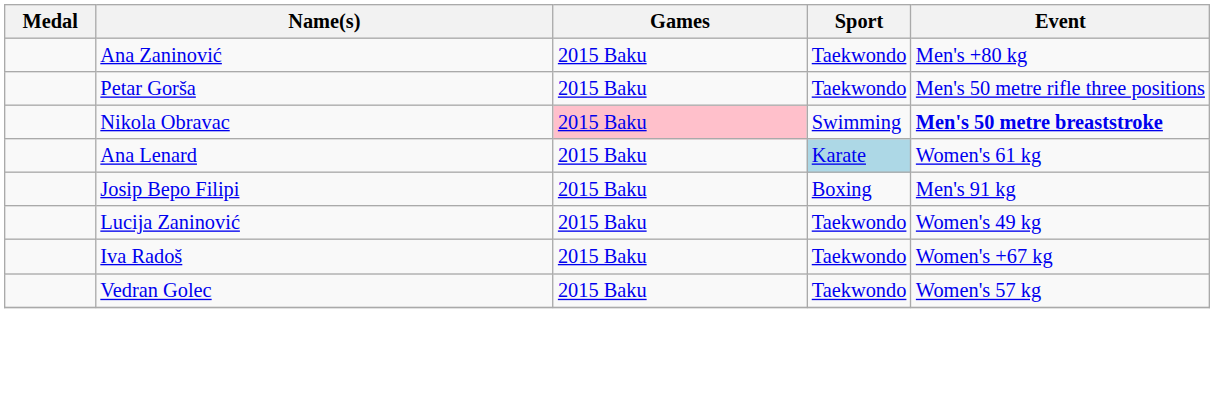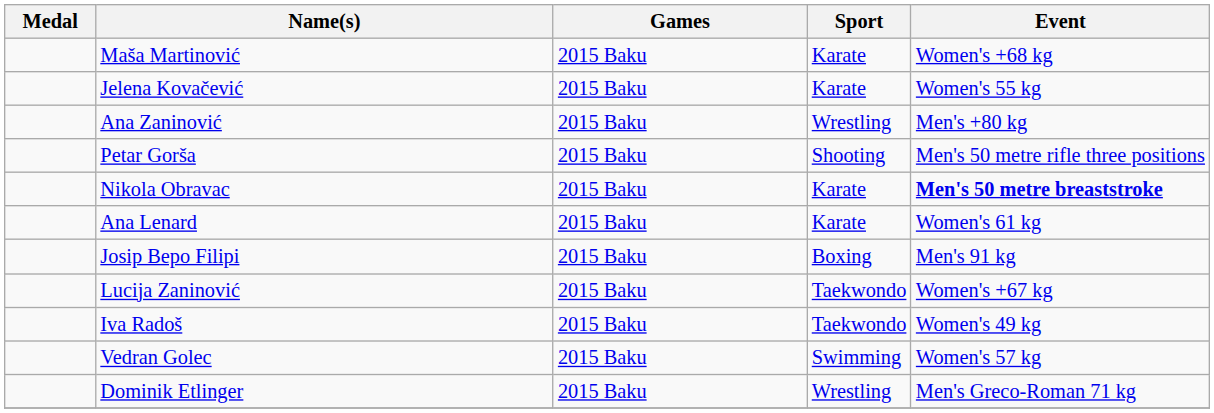+ row: (170, 55)
+ row: (172, 88)
(859, 55) Taekwondo -> (851, 122) Wrestling
(859, 88) Taekwondo -> (849, 155) Shooting
(602, 122) pink background -> (602, 189) no background
(856, 122) Swimming -> (839, 189) Karate
(839, 155) lightblue background -> (839, 222) no background
(979, 222) Women's 49 kg -> (984, 290) Women's +67 kg
(984, 256) Women's +67 kg -> (979, 323) Women's 49 kg
(859, 290) Taekwondo -> (856, 357) Swimming
+ row: (172, 390)
